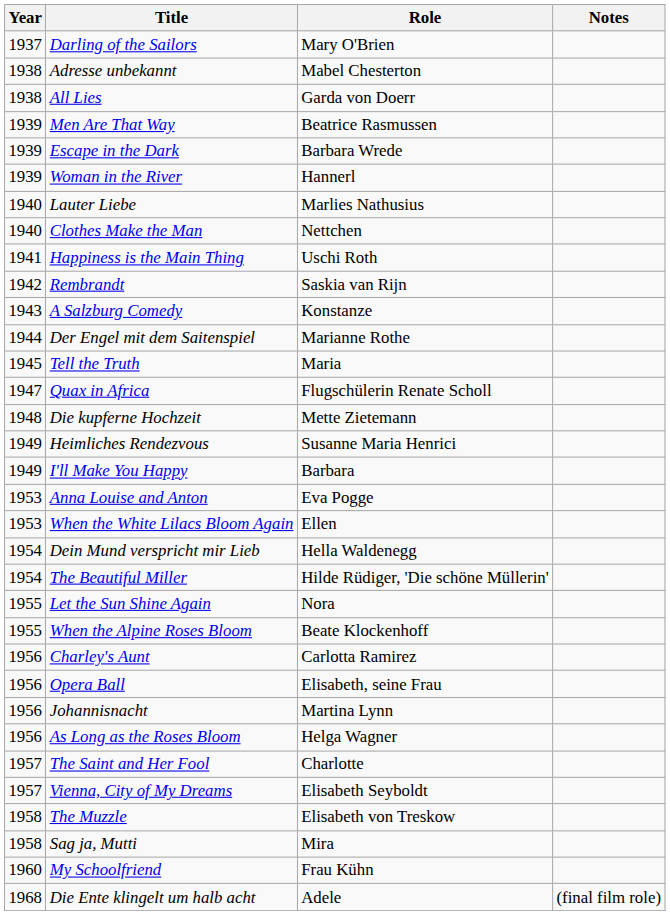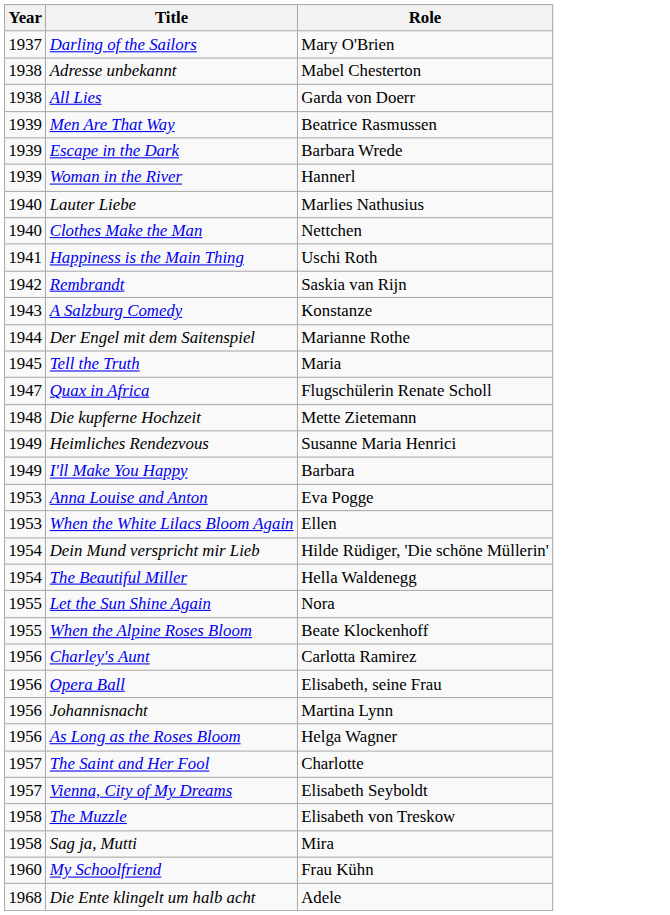- column: (609, 17)
(359, 550) Hella Waldenegg -> (425, 550) Hilde Rüdiger, 'Die schöne Müllerin'
(425, 577) Hilde Rüdiger, 'Die schöne Müllerin' -> (359, 577) Hella Waldenegg
